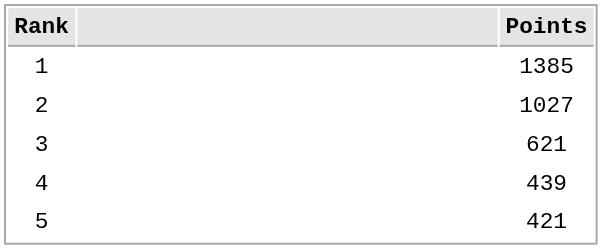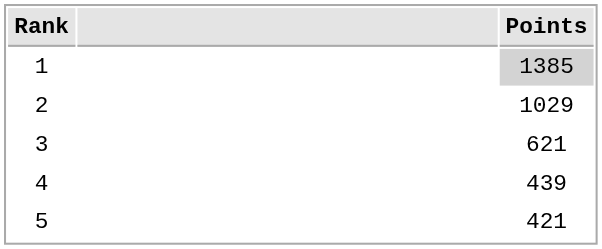(547, 67) no background -> (547, 67) lightgrey background
(547, 106) 1027 -> (547, 106) 1029
